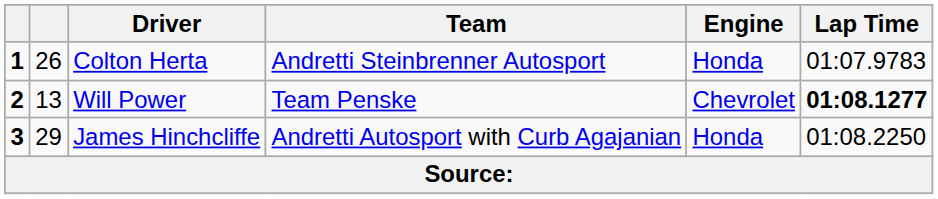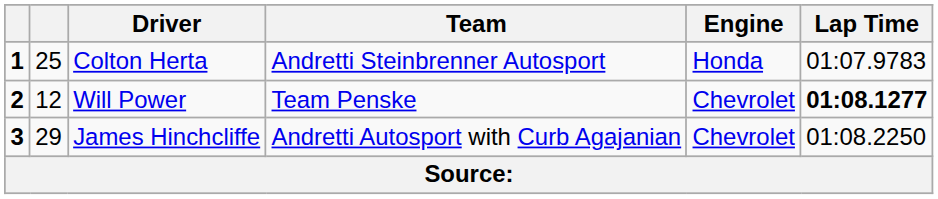(48, 61) 26 -> (48, 61) 25
(48, 99) 13 -> (48, 99) 12
(728, 137) Honda -> (744, 137) Chevrolet
